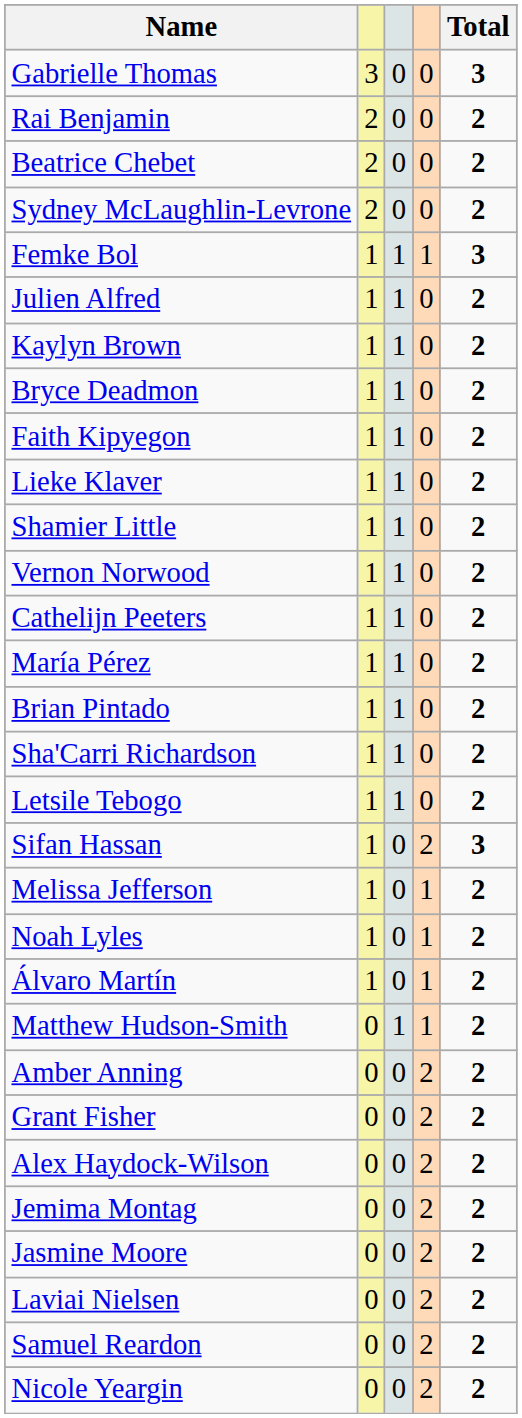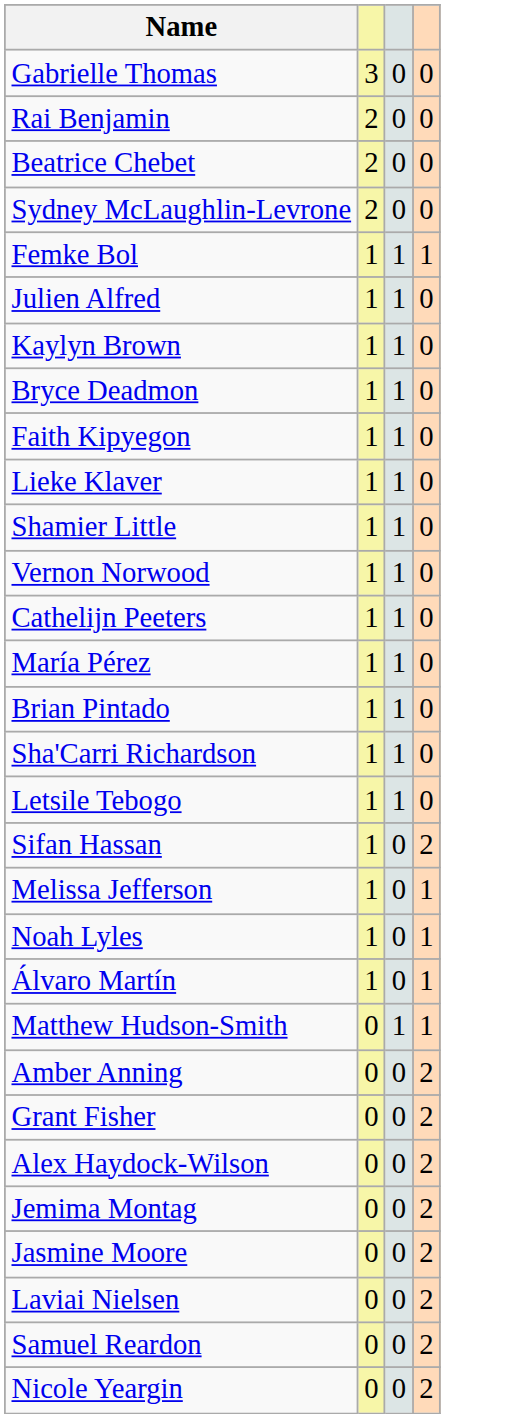- column: (478, 27)
